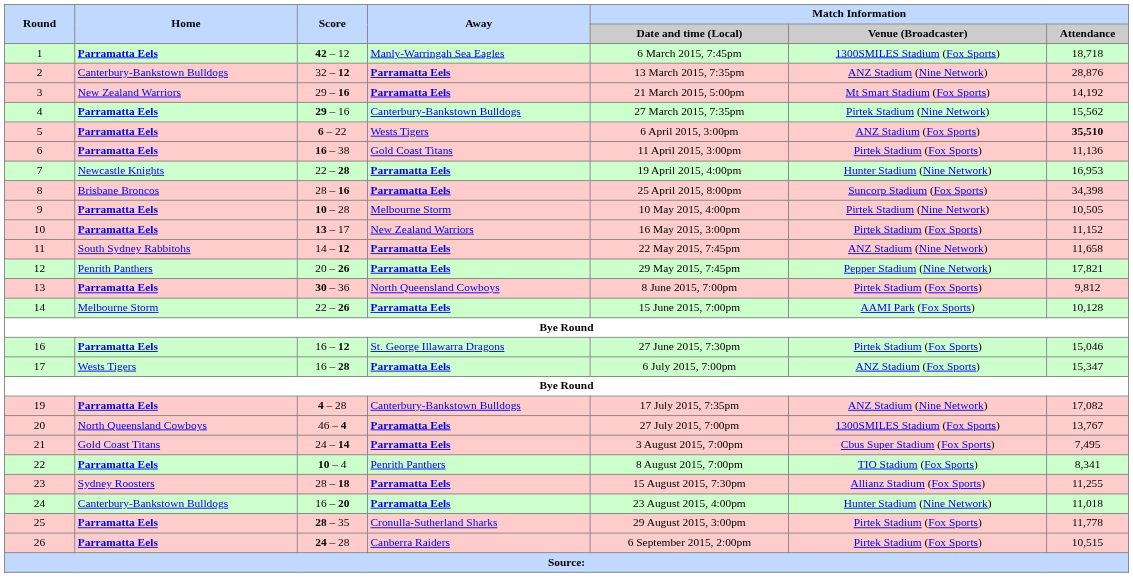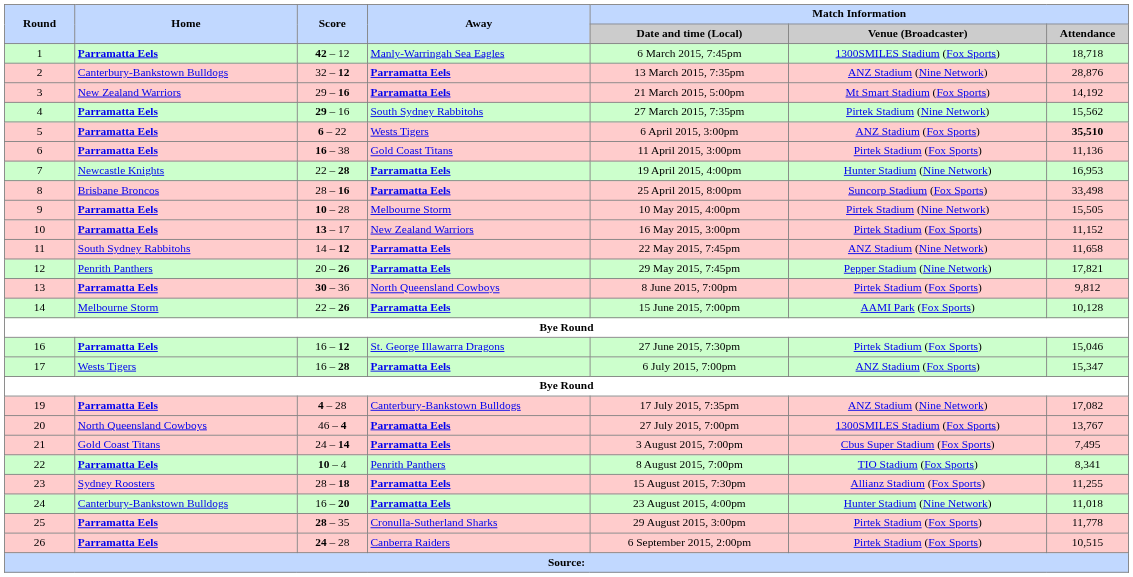(446, 112) Canterbury-Bankstown Bulldogs -> (427, 112) South Sydney Rabbitohs
(1088, 190) 34,398 -> (1088, 190) 33,498
(1088, 210) 10,505 -> (1088, 210) 15,505
